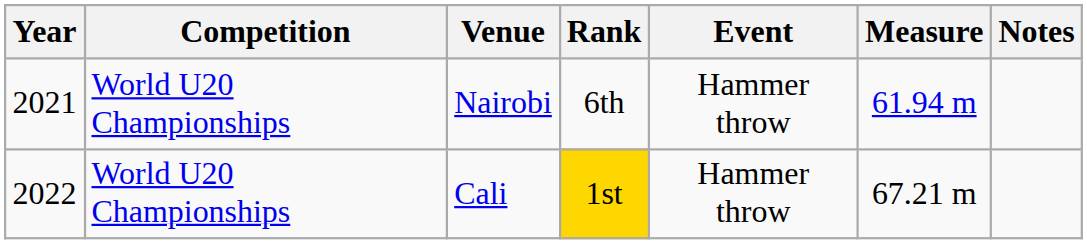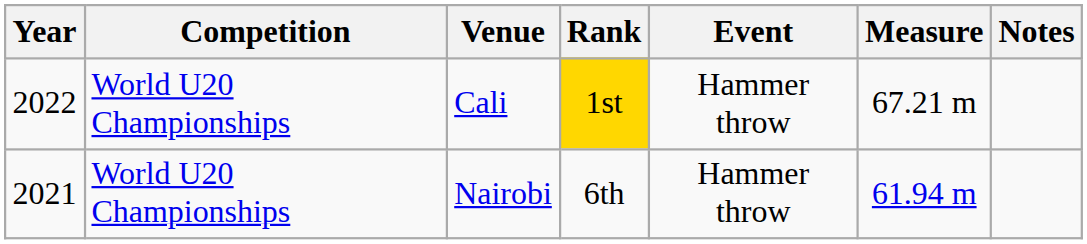rows swapped: (503, 102) <-> (481, 193)
